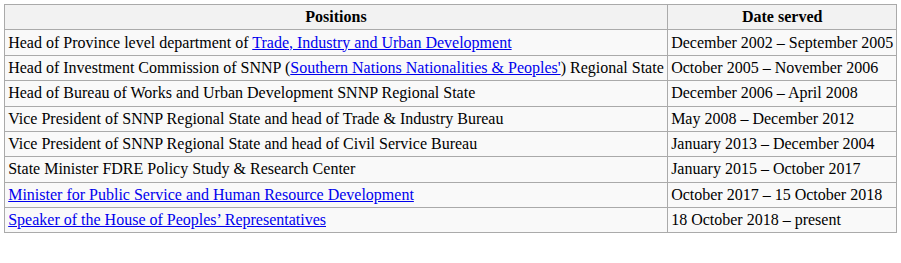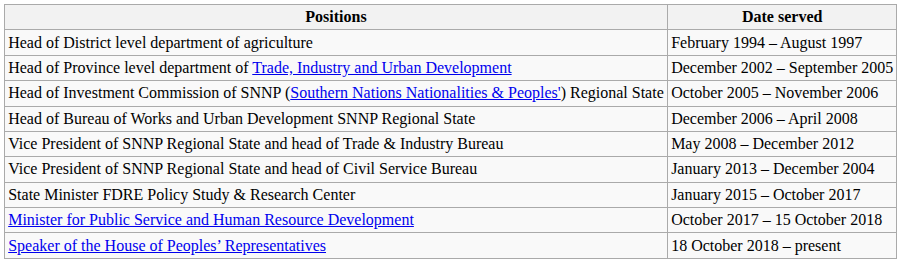+ row: (161, 42)
